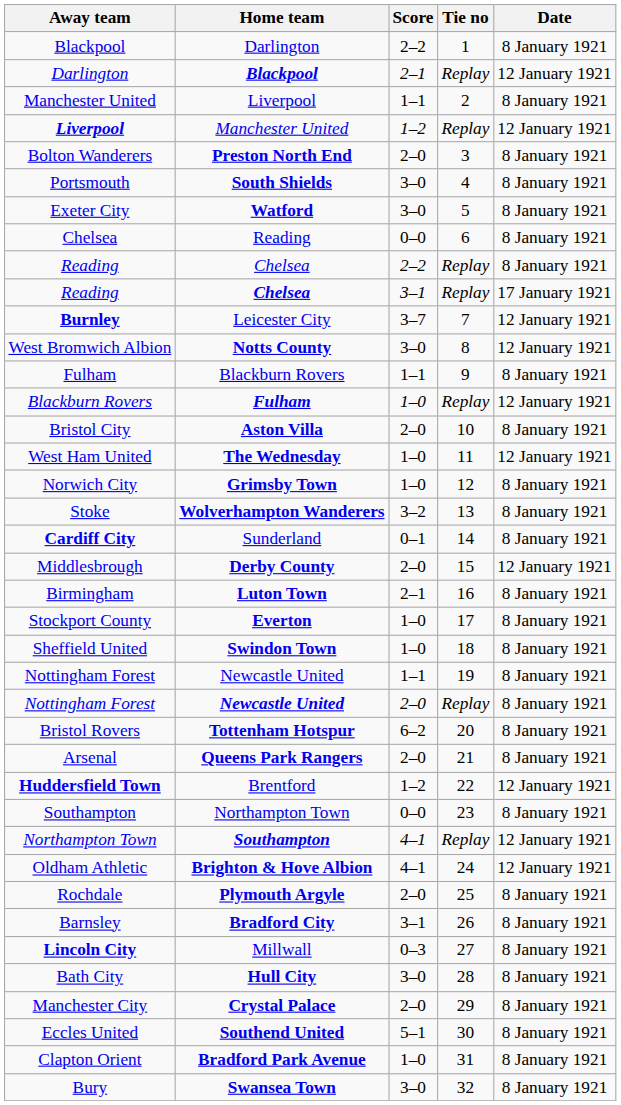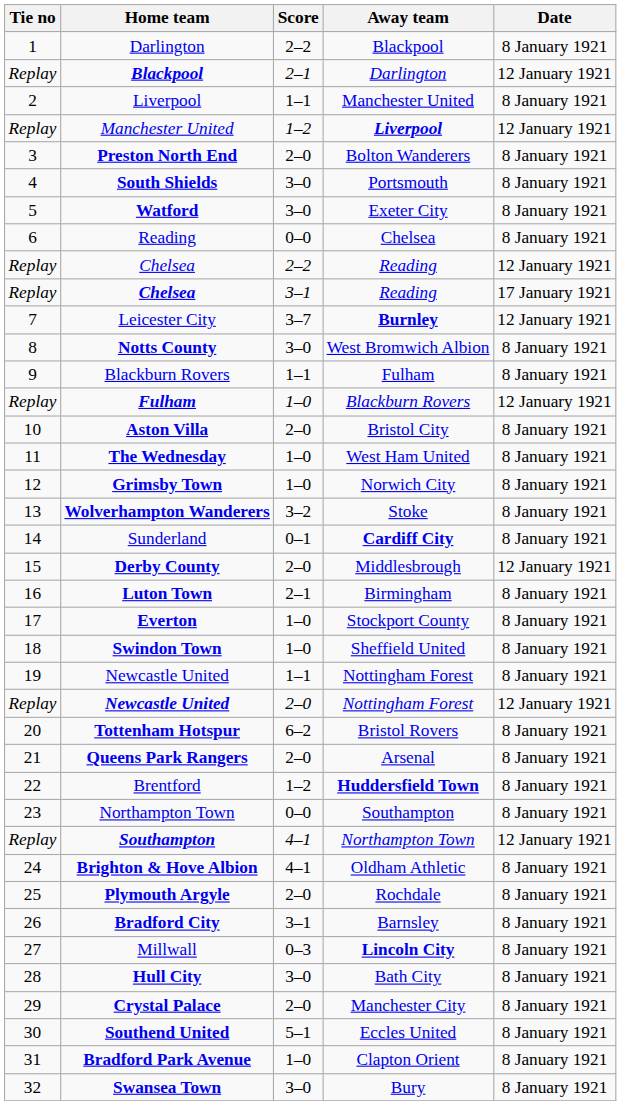columns swapped: (465, 18) <-> (90, 18)
(554, 264) 8 January 1921 -> (554, 264) 12 January 1921
(554, 347) 12 January 1921 -> (554, 347) 8 January 1921
(554, 456) 12 January 1921 -> (554, 456) 8 January 1921
(554, 703) 8 January 1921 -> (554, 703) 12 January 1921
(554, 785) 12 January 1921 -> (554, 785) 8 January 1921
(554, 867) 12 January 1921 -> (554, 867) 8 January 1921
